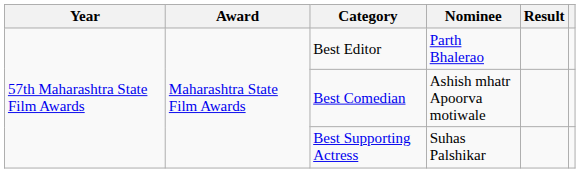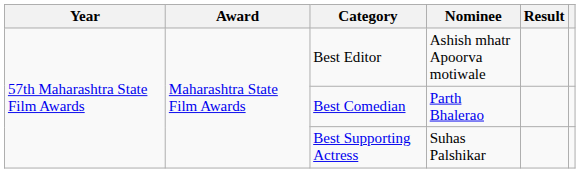(457, 48) Parth Bhalerao -> (470, 57) Ashish mhatr Apoorva motiwale
(470, 97) Ashish mhatr Apoorva motiwale -> (457, 106) Parth Bhalerao
